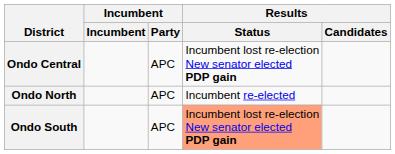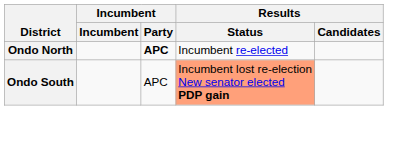- row: (44, 63)
(163, 95) normal -> (156, 50) bold
